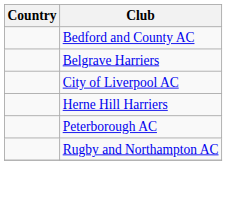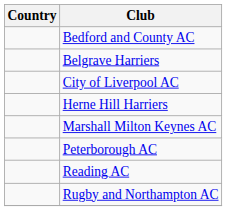+ row: (139, 127)
+ row: (96, 171)
